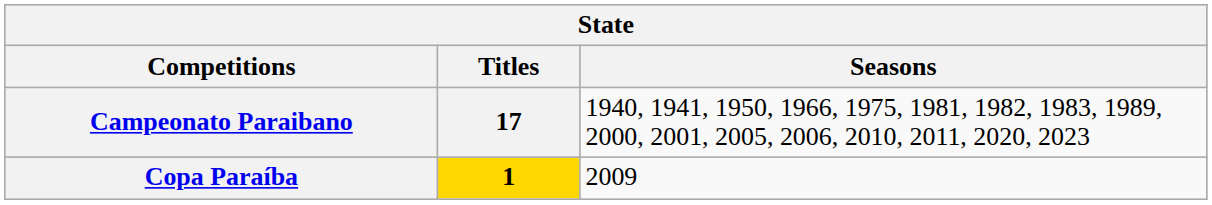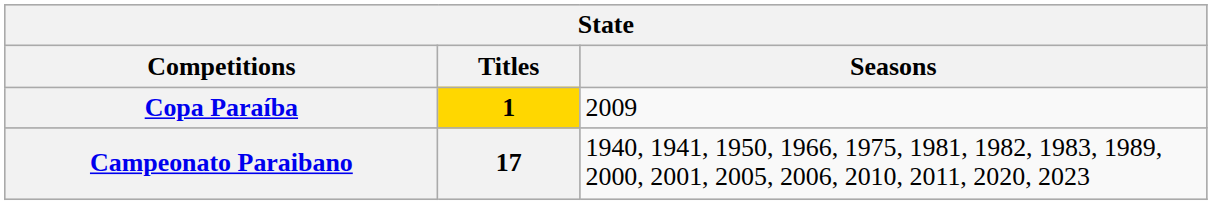rows swapped: (221, 121) <-> (221, 177)
